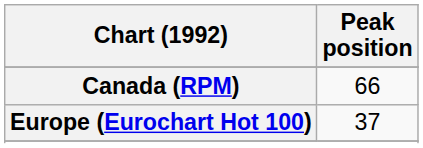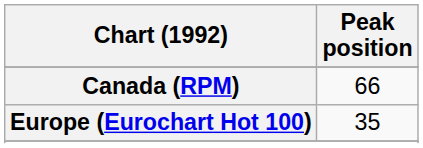(368, 122) 37 -> (368, 122) 35
